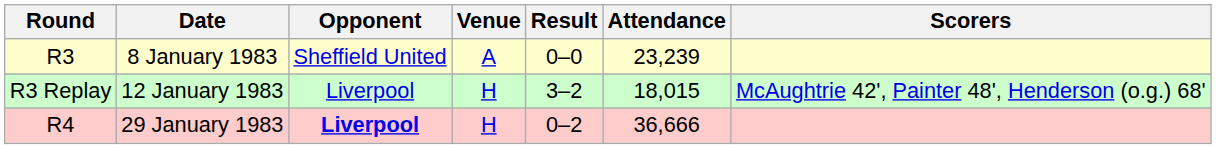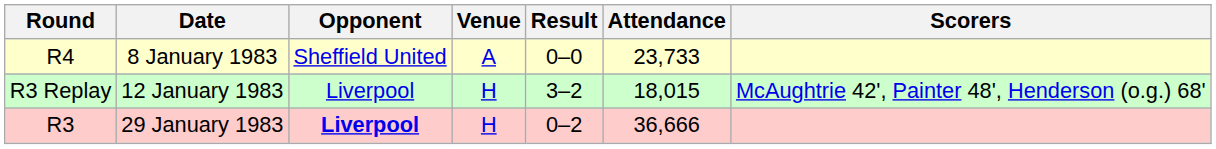(60, 56) R3 -> (60, 56) R4
(667, 56) 23,239 -> (667, 56) 23,733
(60, 125) R4 -> (60, 125) R3
